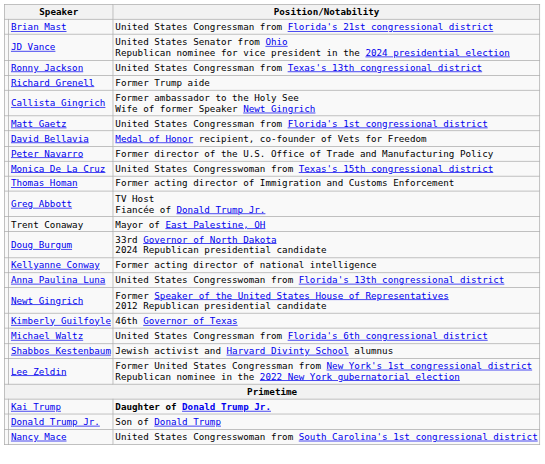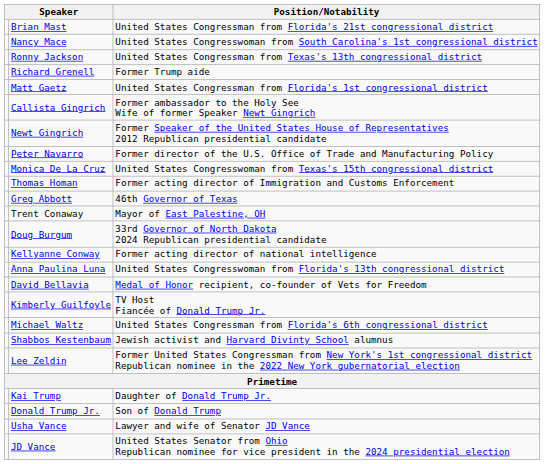rows swapped: (39, 437) <-> (33, 47)
rows swapped: (39, 123) <-> (58, 103)
rows swapped: (47, 300) <-> (50, 138)
(190, 204) TV Host Fiancée of Donald Trump Jr. -> (177, 199) 46th Governor of Texas
(177, 321) 46th Governor of Texas -> (190, 305) TV Host Fiancée of Donald Trump Jr.
(193, 407) bold -> (193, 396) normal
+ row: (39, 426)
